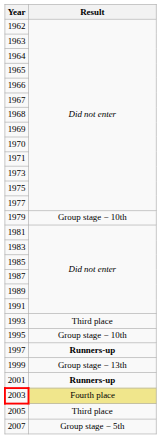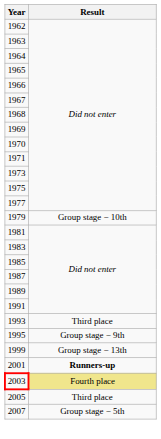(92, 336) Group stage − 10th -> (92, 336) Group stage − 9th
- row: (17, 350)
